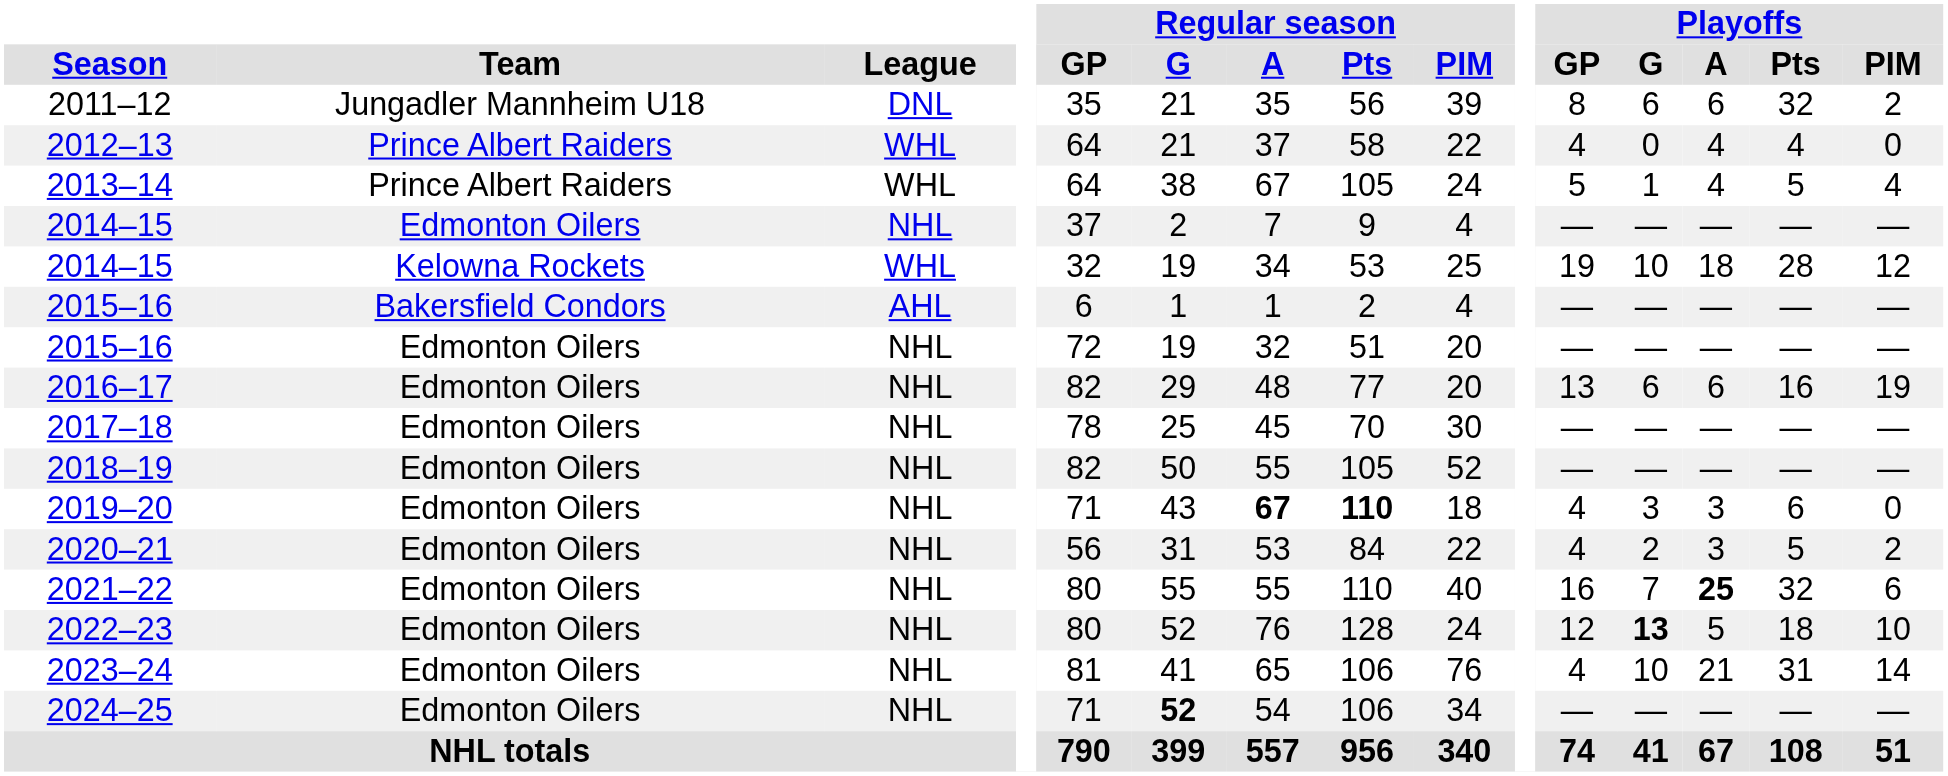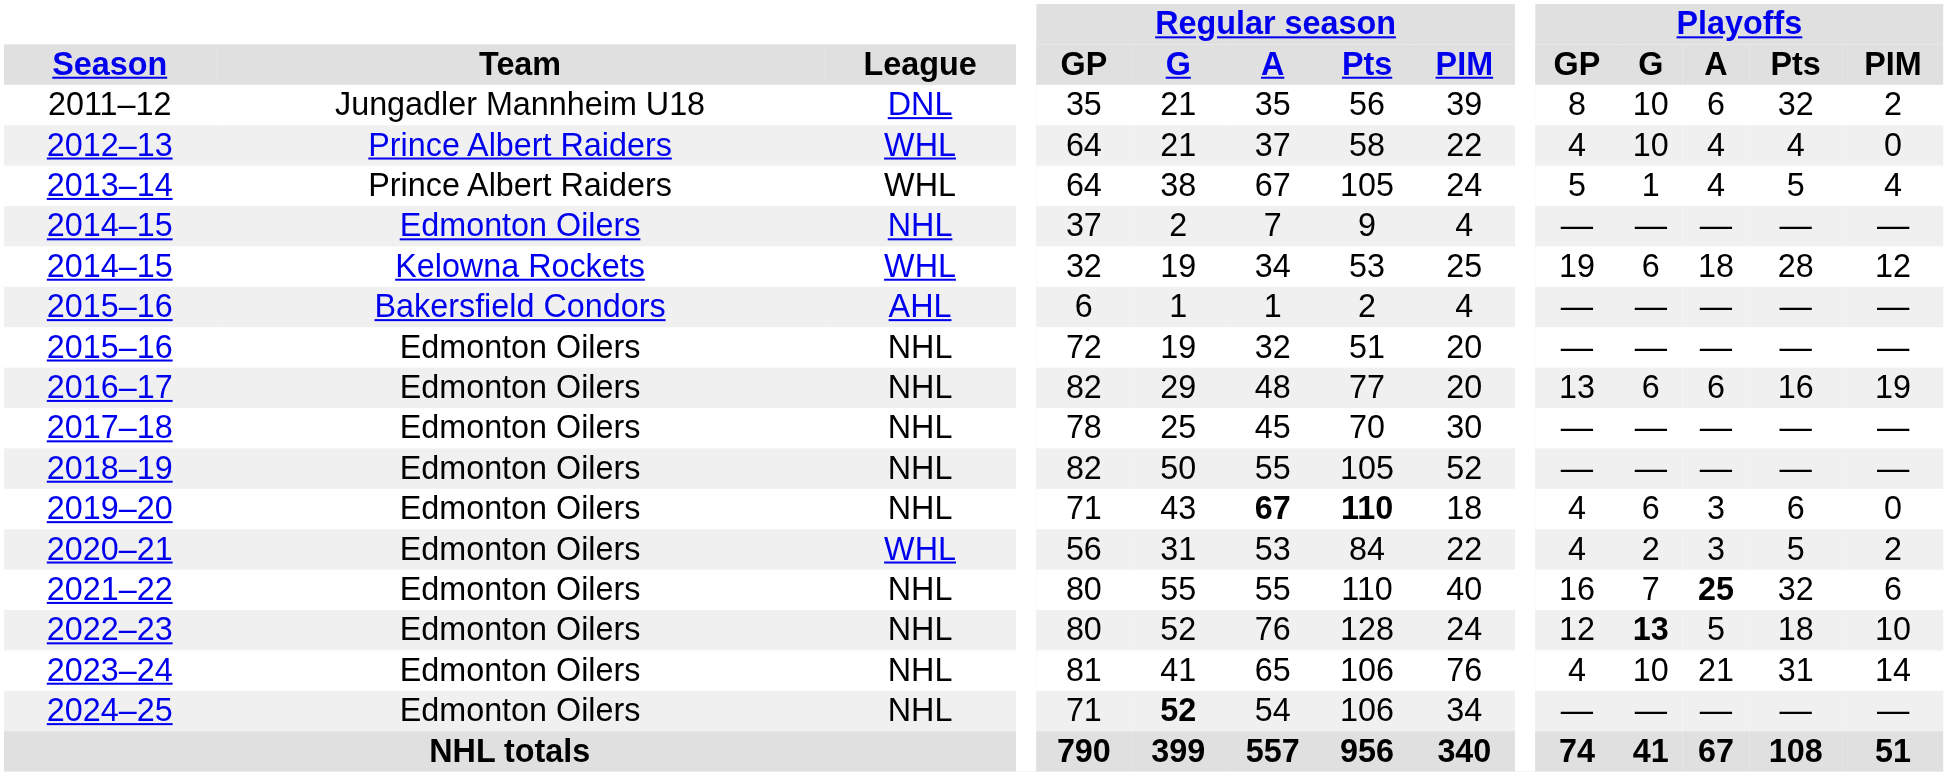(1651, 104) 6 -> (1651, 104) 10
(1651, 144) 0 -> (1651, 144) 10
(1651, 266) 10 -> (1651, 266) 6
(1651, 508) 3 -> (1651, 508) 6
(920, 548) NHL -> (920, 548) WHL
